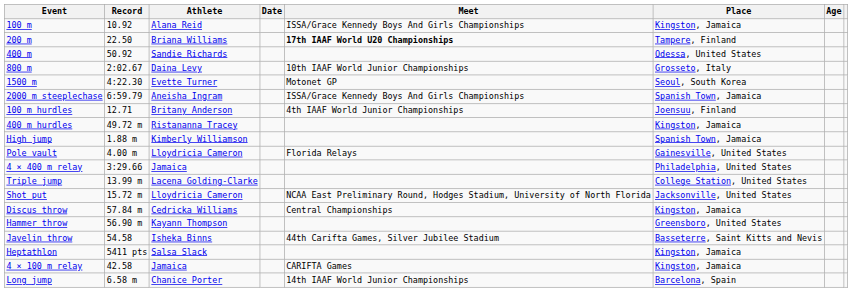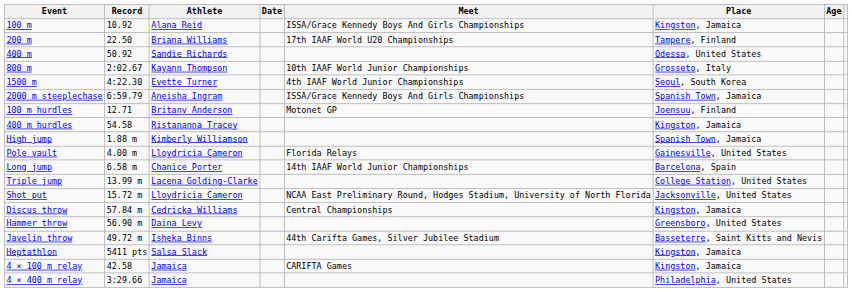(370, 39) bold -> (370, 39) normal
(177, 68) Daina Levy -> (189, 68) Kayann Thompson
(311, 82) Motonet GP -> (375, 82) 4th IAAF World Junior Championships
(375, 110) 4th IAAF World Junior Championships -> (311, 110) Motonet GP
(124, 124) 49.72 m -> (119, 124) 54.58
rows swapped: (29, 280) <-> (44, 167)
(189, 223) Kayann Thompson -> (177, 223) Daina Levy
(119, 238) 54.58 -> (124, 238) 49.72 m
